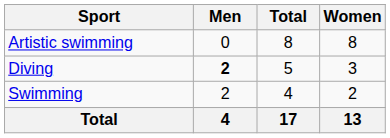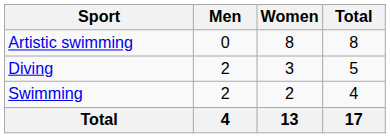columns swapped: (353, 17) <-> (288, 17)
(225, 68) bold -> (225, 68) normal
